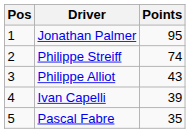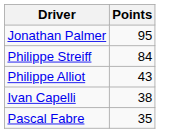- column: (19, 15)
(175, 56) 74 -> (145, 56) 84
(175, 98) 39 -> (145, 98) 38
